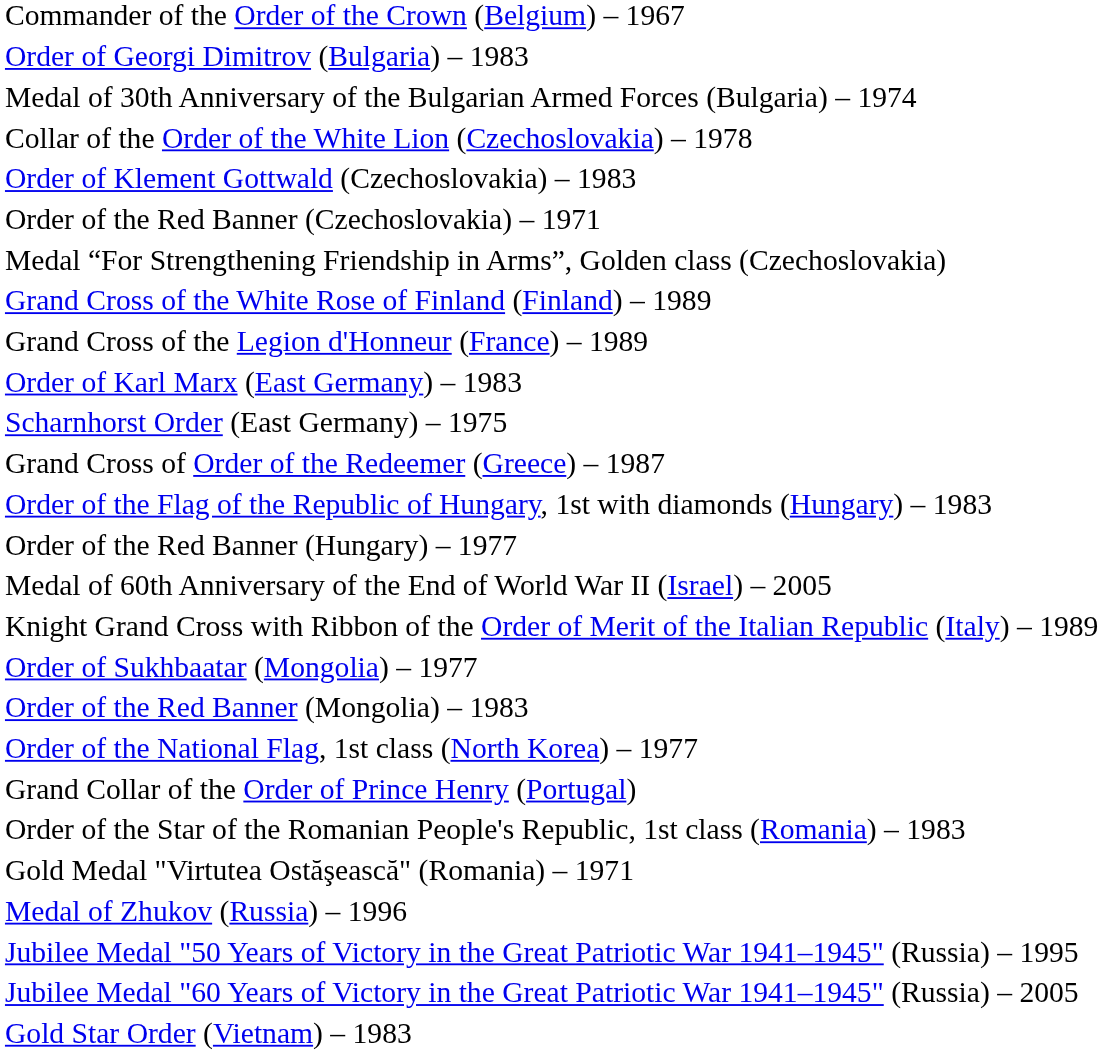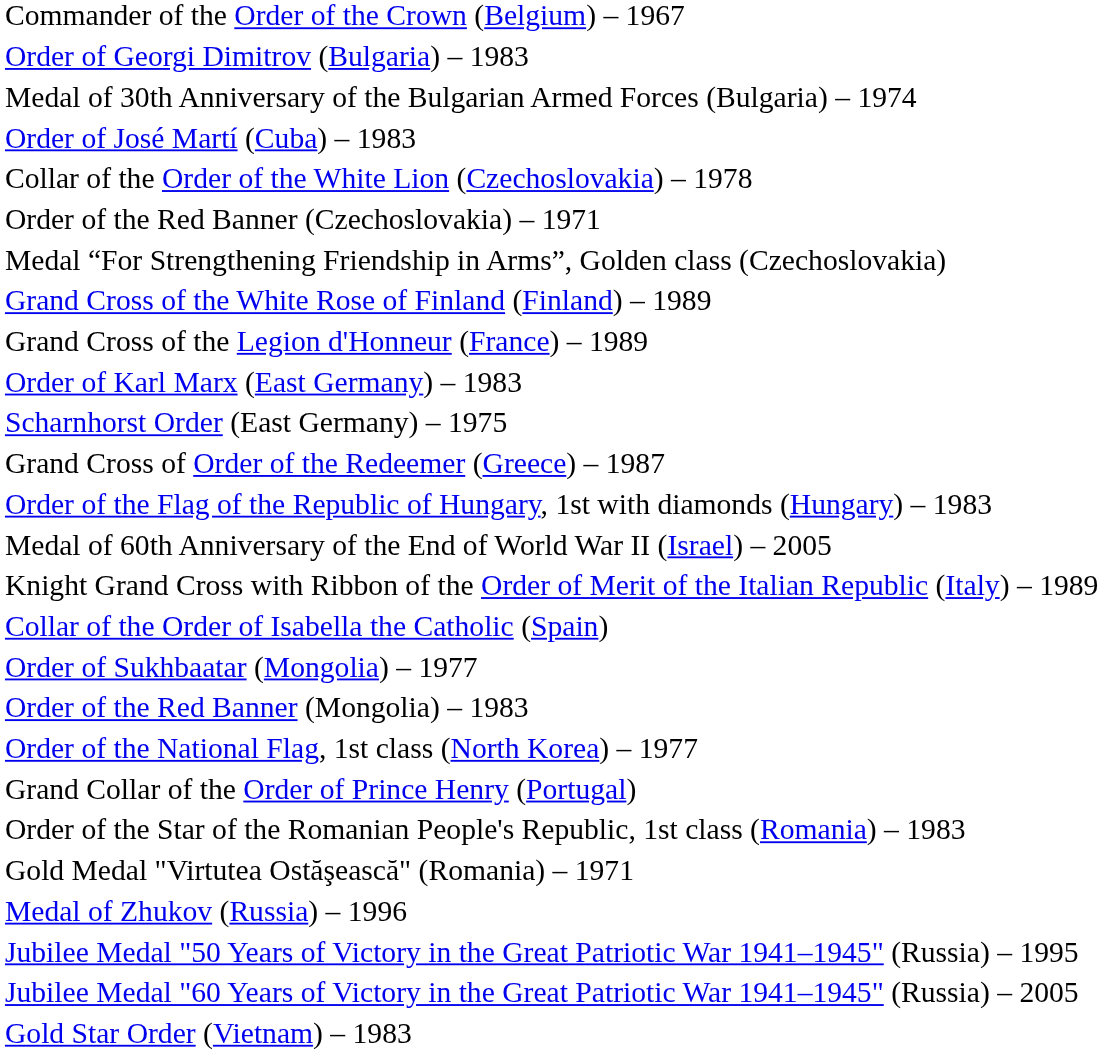+ row: (210, 137)
- row: (321, 178)
- row: (261, 544)
+ row: (307, 626)
